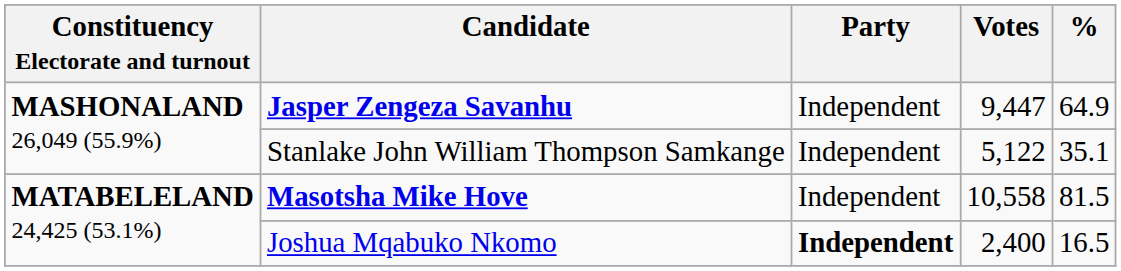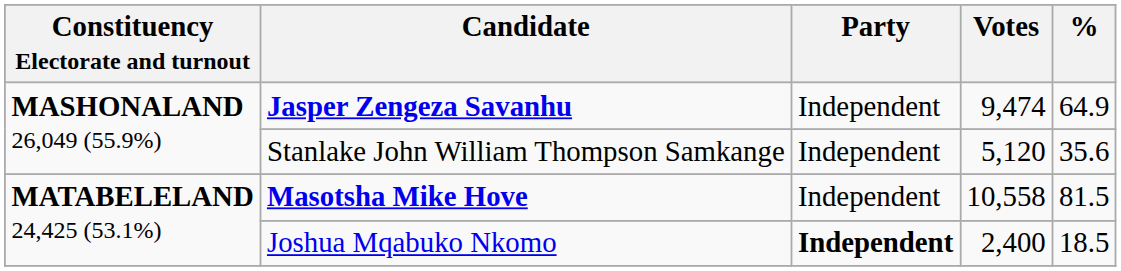(1013, 105) 9,447 -> (1013, 105) 9,474
(1013, 151) 5,122 -> (1013, 151) 5,120
(1084, 151) 35.1 -> (1084, 151) 35.6
(1084, 242) 16.5 -> (1084, 242) 18.5
